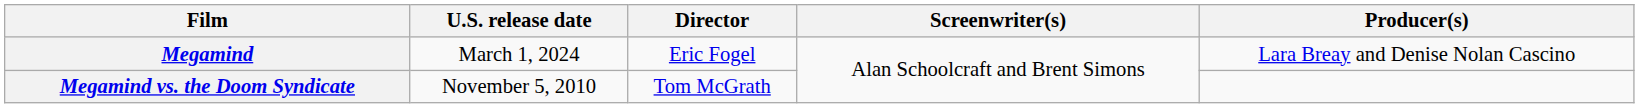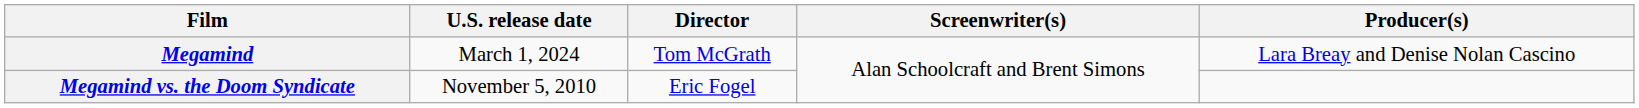(712, 53) Eric Fogel -> (712, 53) Tom McGrath
(712, 86) Tom McGrath -> (712, 86) Eric Fogel
